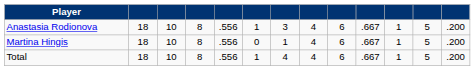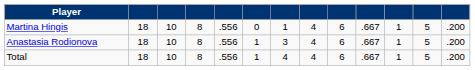rows swapped: (37, 42) <-> (52, 27)
